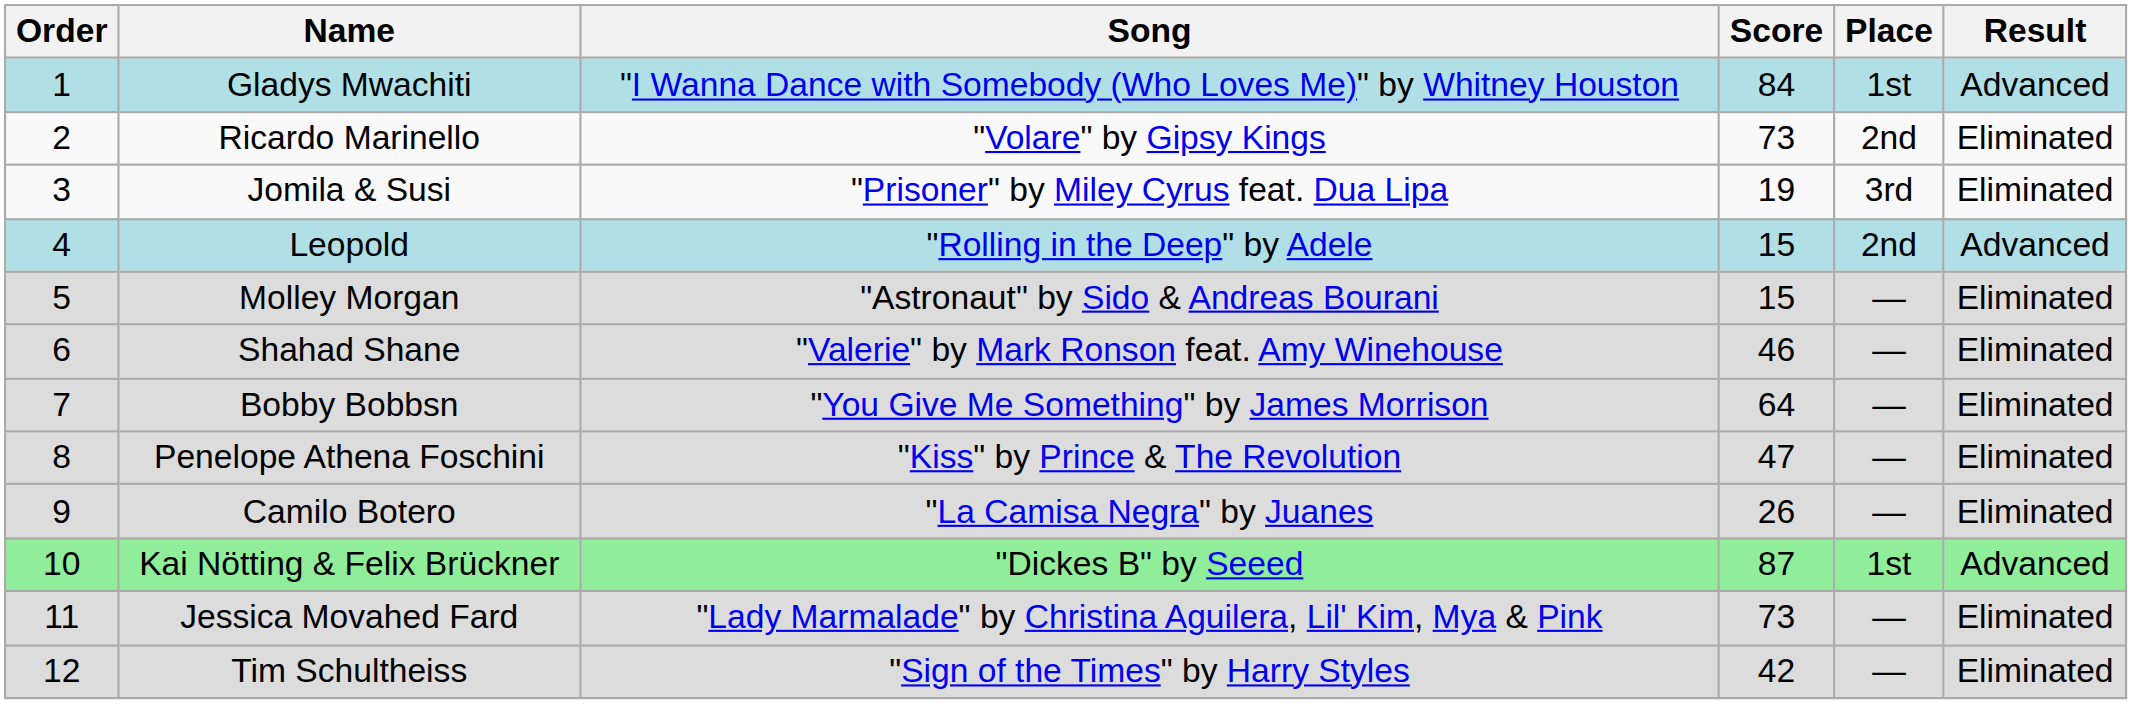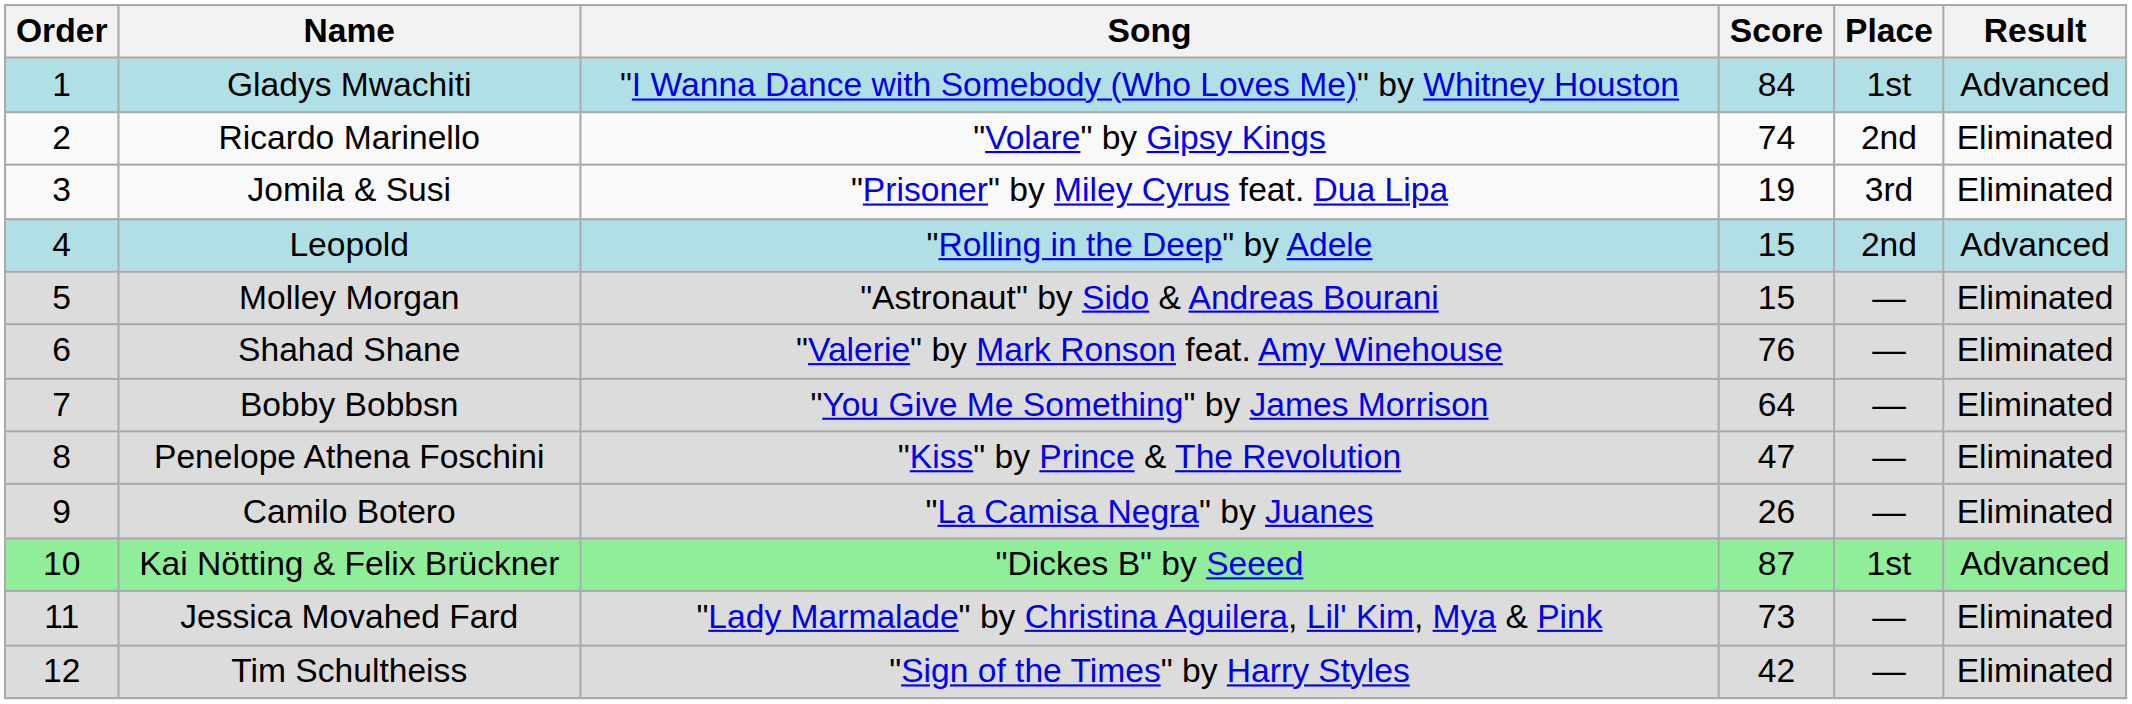(1777, 137) 73 -> (1777, 137) 74
(1777, 350) 46 -> (1777, 350) 76
